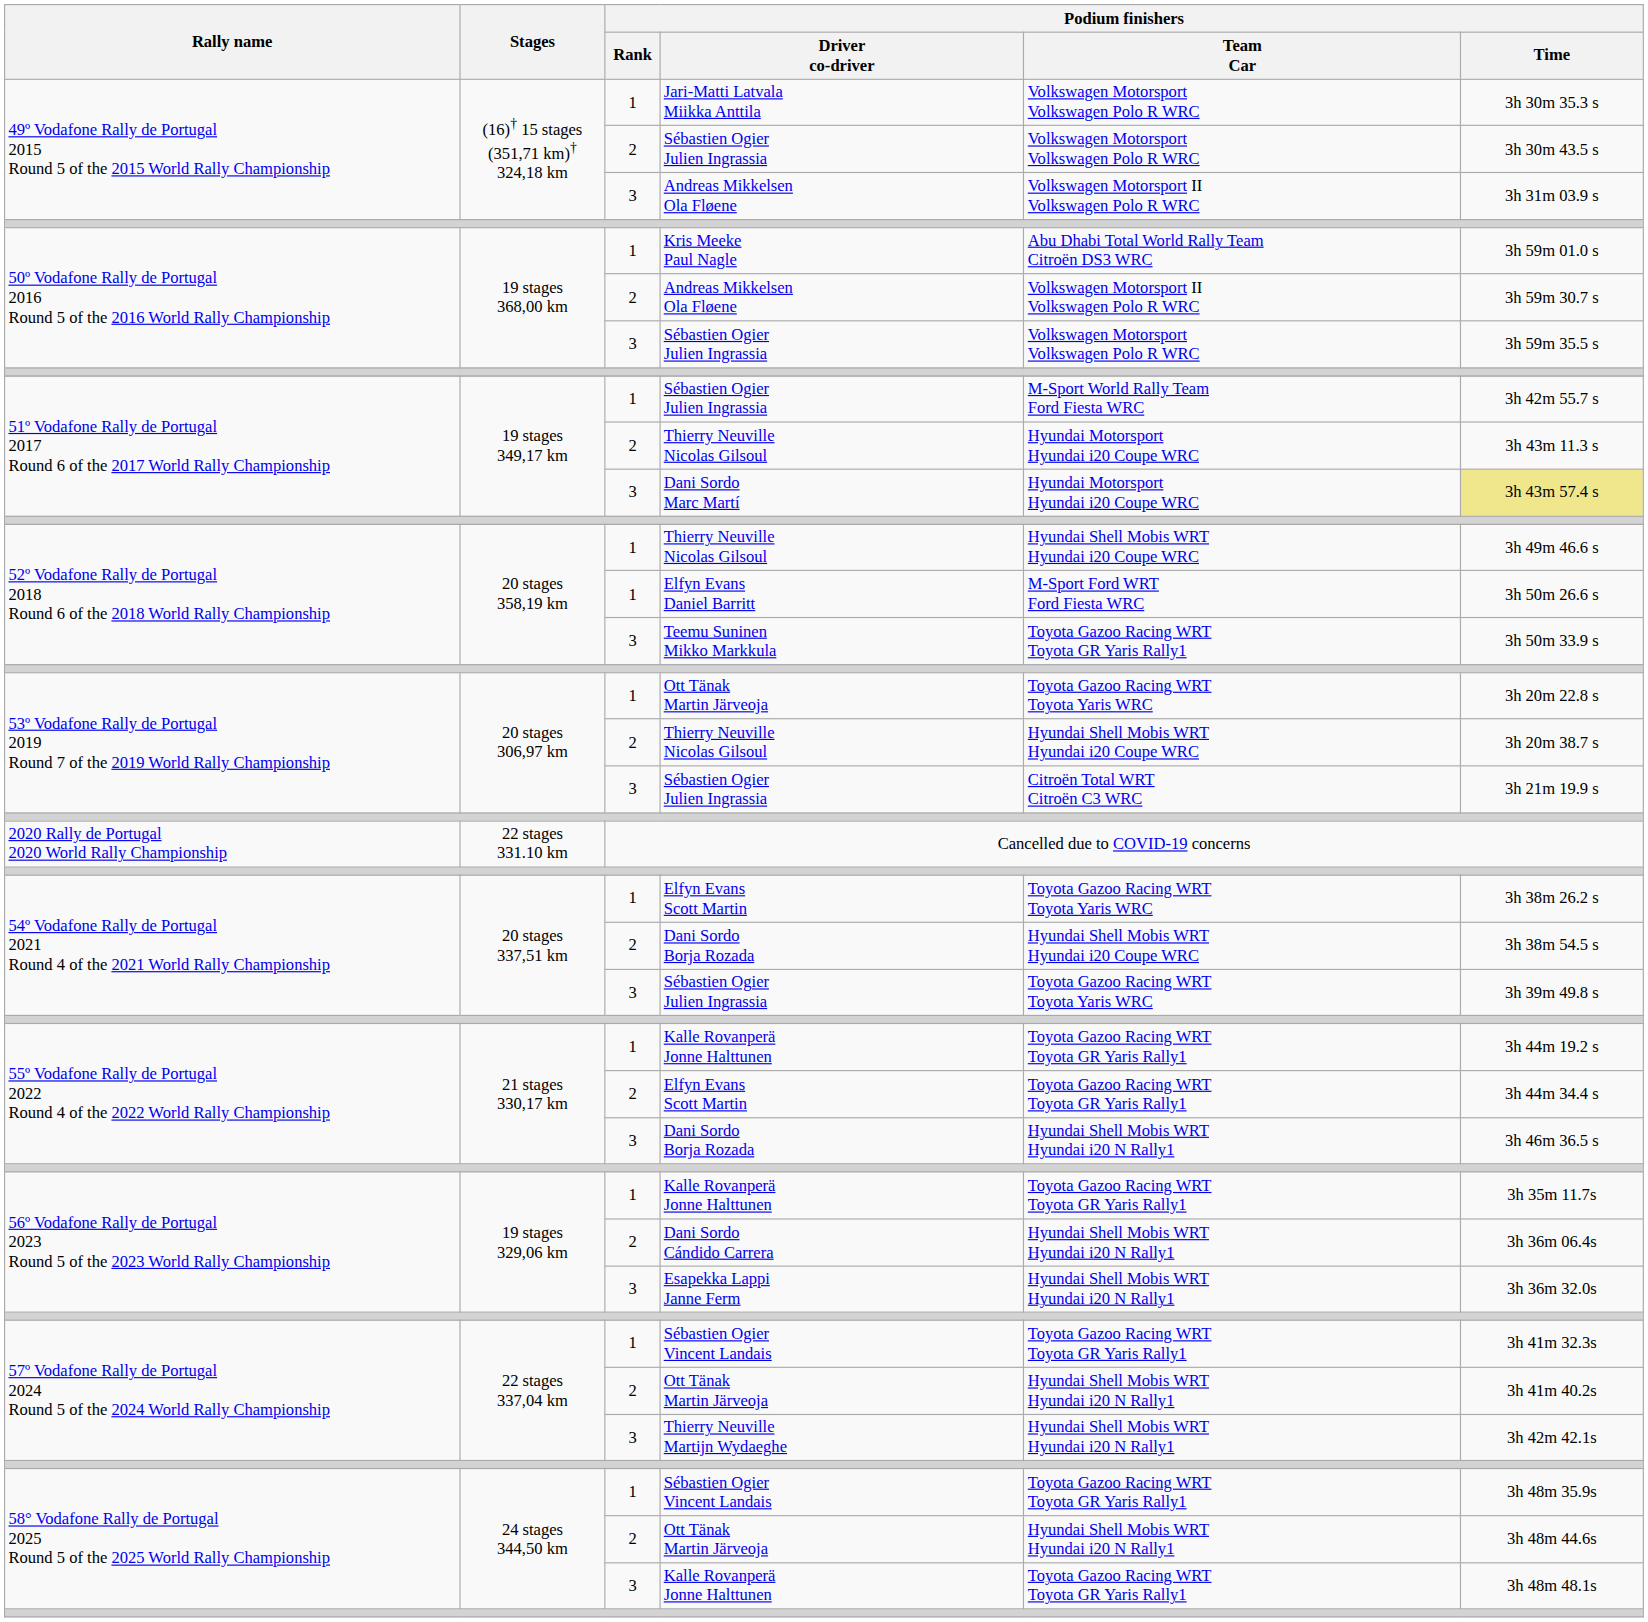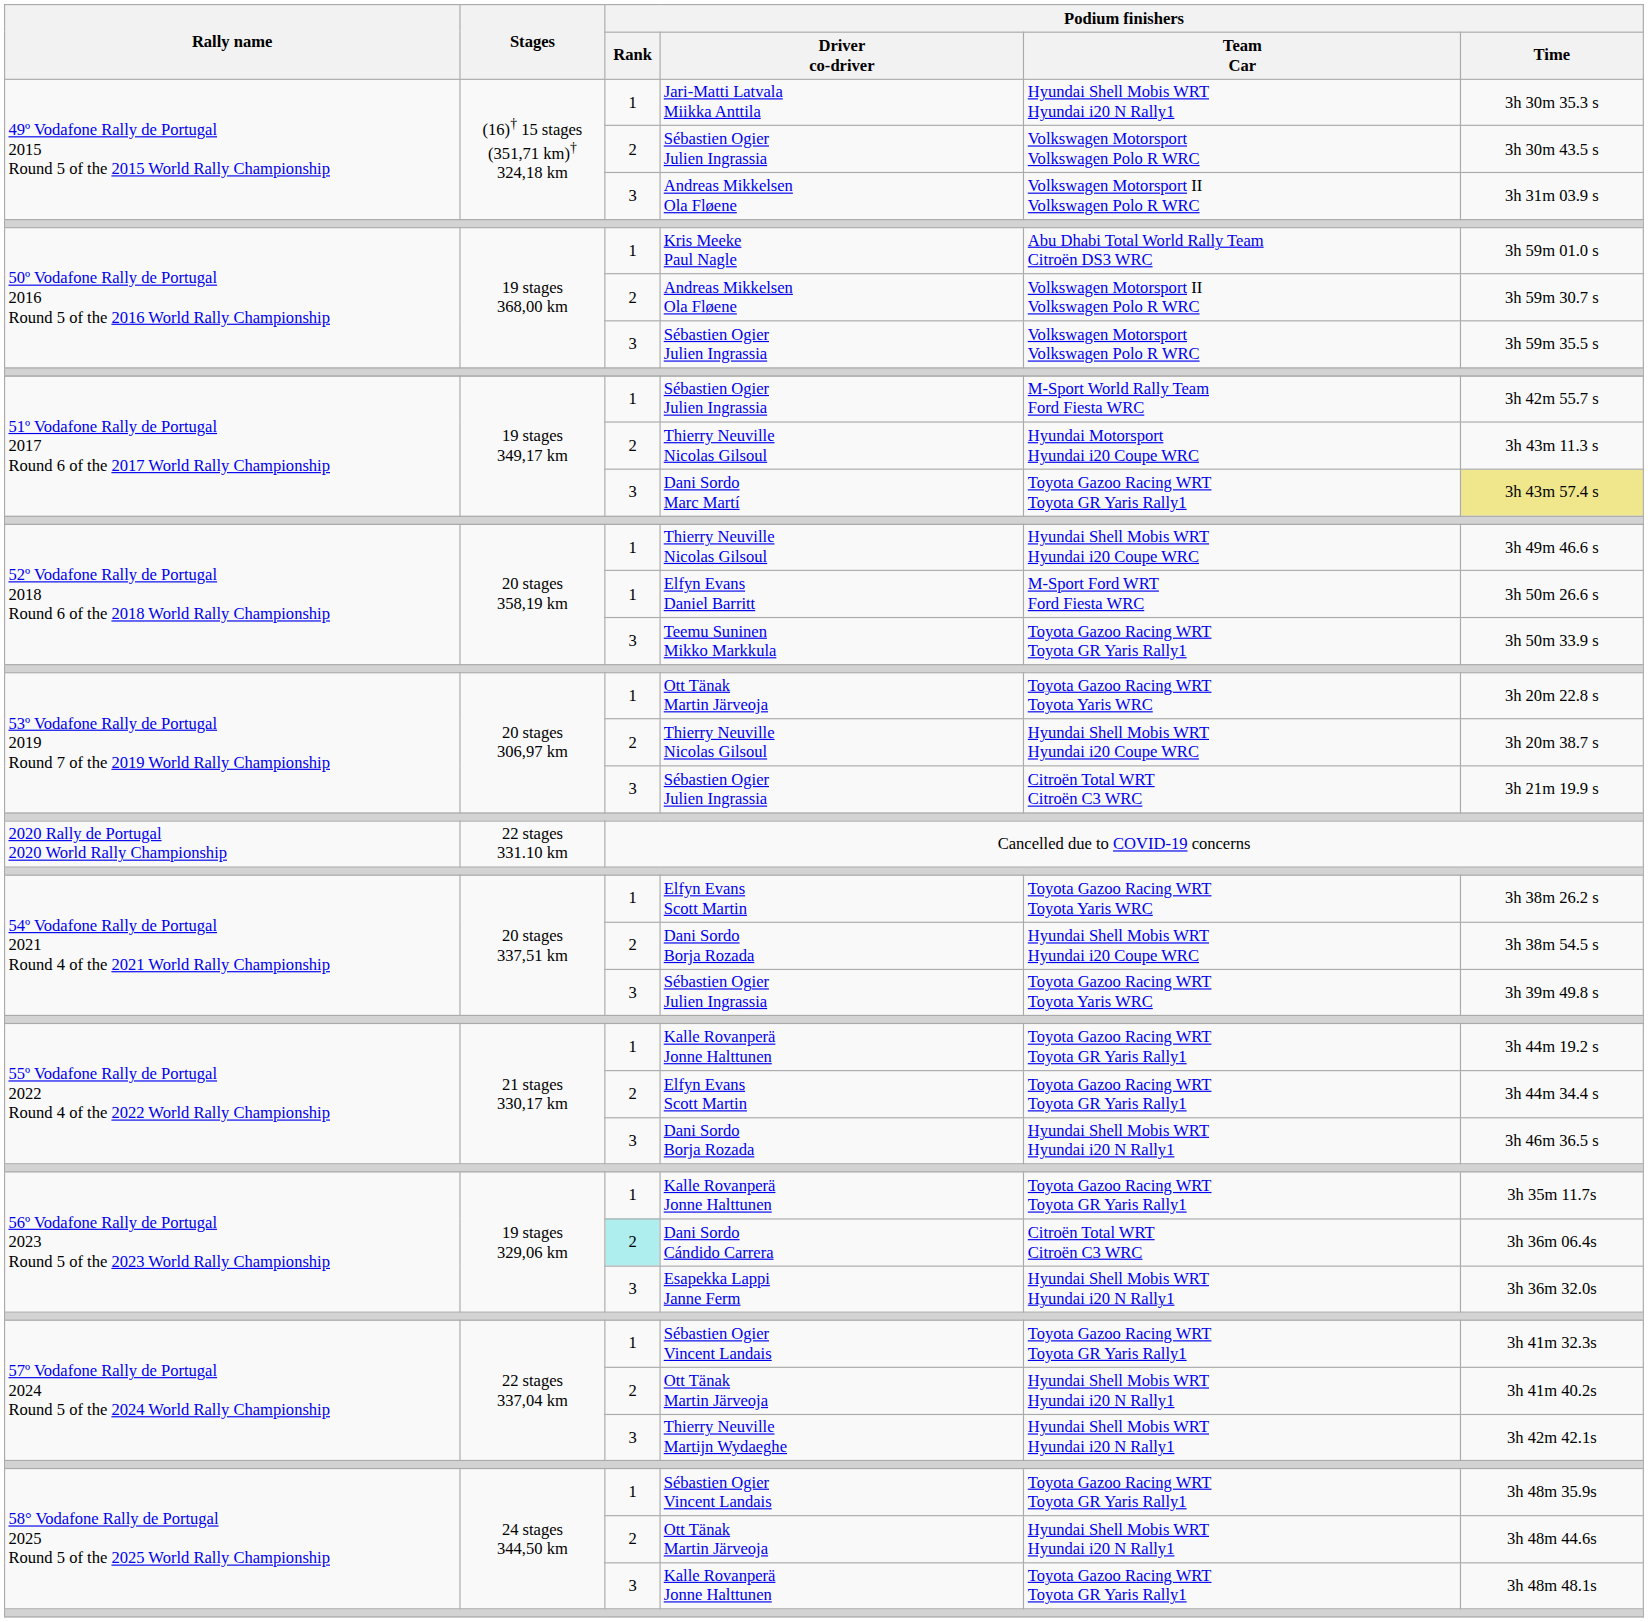(1114, 102) Volkswagen Motorsport Volkswagen Polo R WRC -> (1118, 102) Hyundai Shell Mobis WRT Hyundai i20 N Rally1
(1113, 492) Hyundai Motorsport Hyundai i20 Coupe WRC -> (1120, 492) Toyota Gazoo Racing WRT Toyota GR Yaris Rally1
(633, 1242) no background -> (633, 1242) paleturquoise background
(1118, 1242) Hyundai Shell Mobis WRT Hyundai i20 N Rally1 -> (1091, 1242) Citroën Total WRT Citroën C3 WRC
